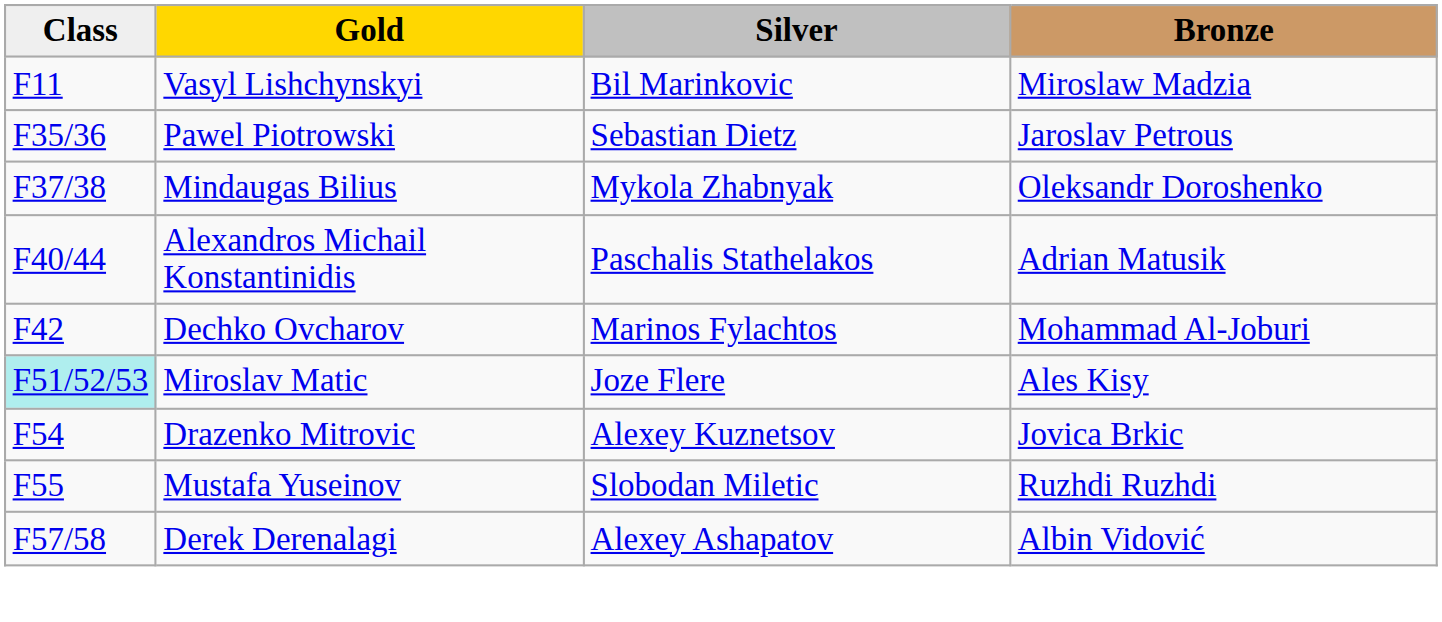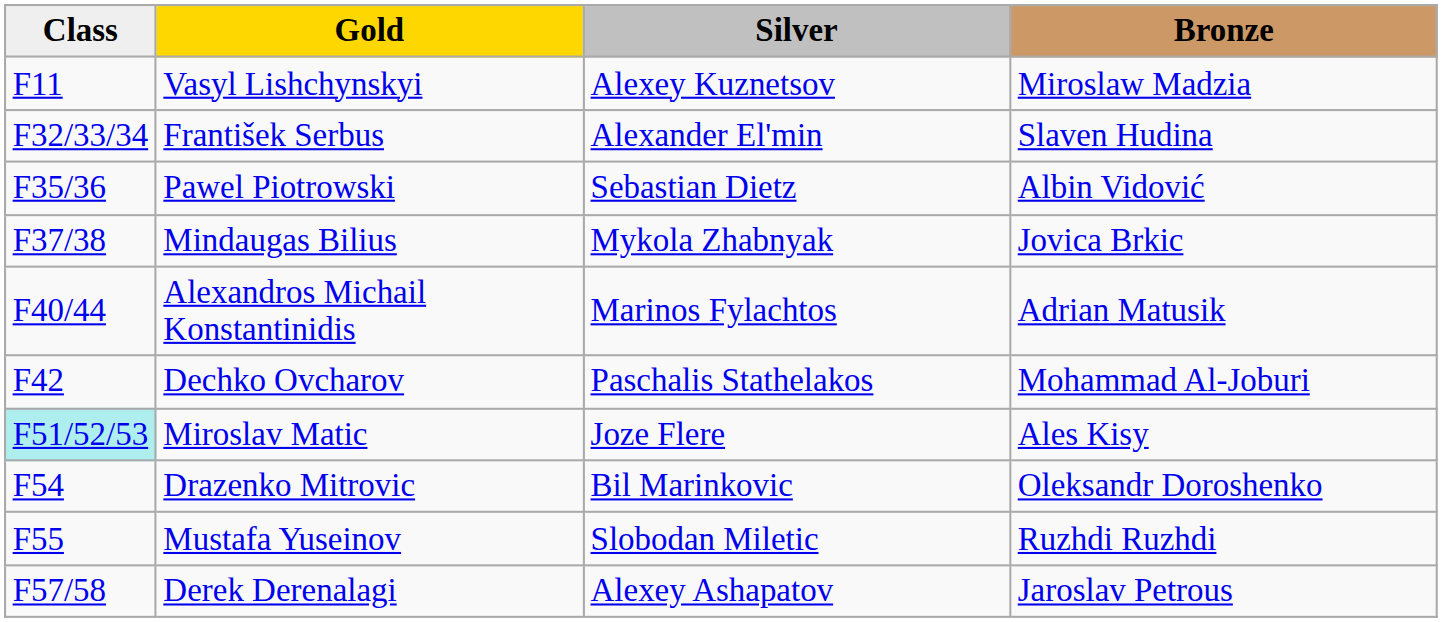(692, 82) Bil Marinkovic -> (713, 82) Alexey Kuznetsov
+ row: (274, 135)
(1125, 135) Jaroslav Petrous -> (1111, 187) Albin Vidović
(1170, 187) Oleksandr Doroshenko -> (1101, 239) Jovica Brkic
(732, 258) Paschalis Stathelakos -> (714, 310) Marinos Fylachtos
(714, 329) Marinos Fylachtos -> (732, 381) Paschalis Stathelakos
(713, 433) Alexey Kuznetsov -> (692, 485) Bil Marinkovic
(1101, 433) Jovica Brkic -> (1170, 485) Oleksandr Doroshenko
(1111, 538) Albin Vidović -> (1125, 590) Jaroslav Petrous
